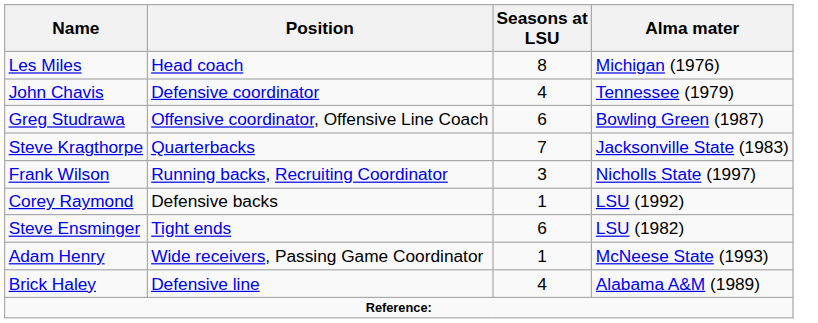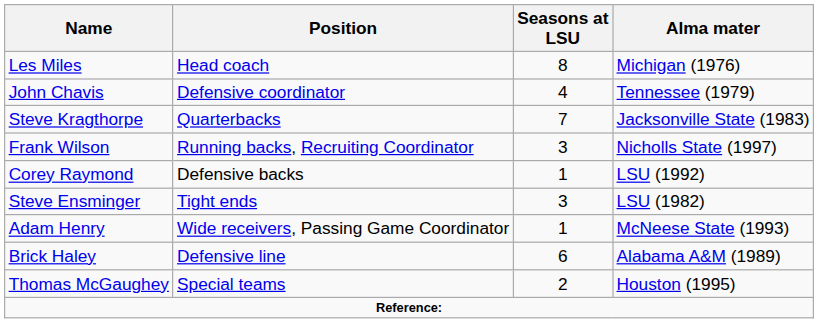- row: (67, 120)
(542, 229) 6 -> (563, 202) 3
(542, 284) 4 -> (563, 256) 6
+ row: (89, 284)
